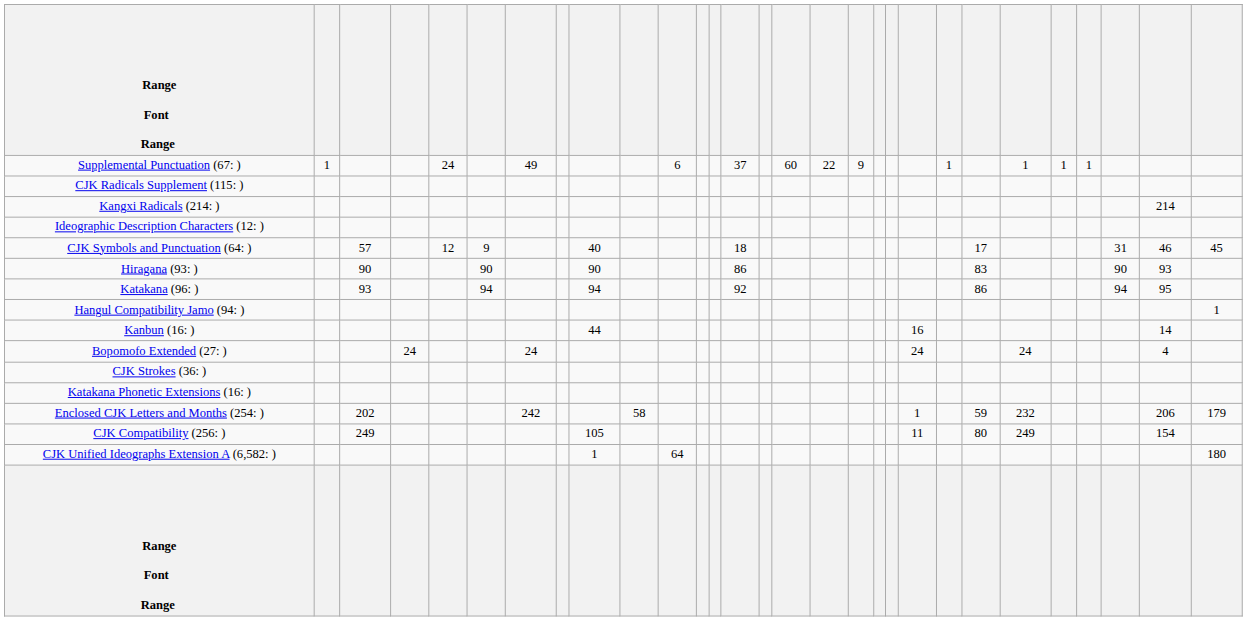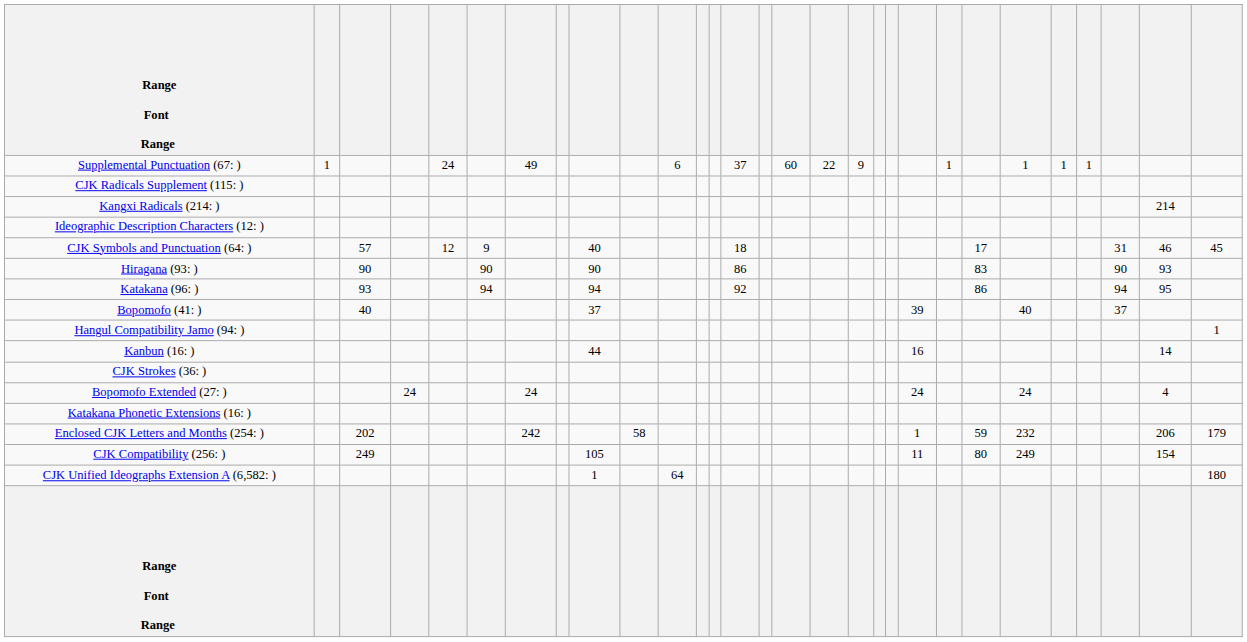+ row: (159, 309)
rows swapped: (159, 351) <-> (159, 371)
